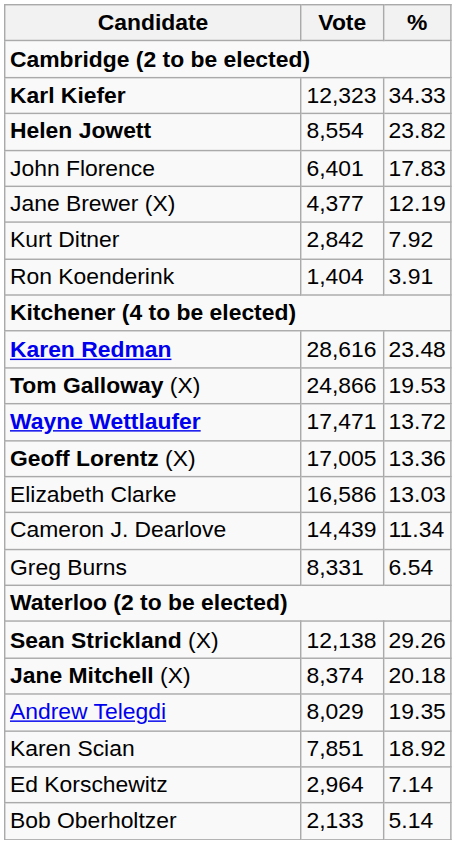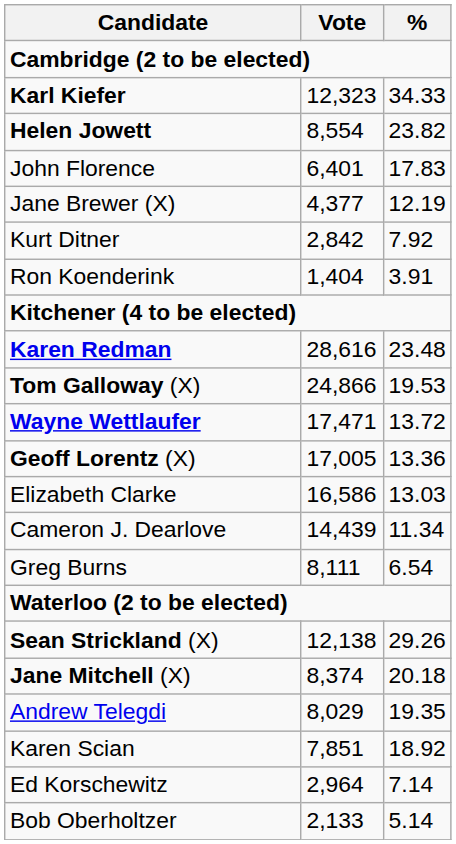(335, 566) 8,331 -> (333, 566) 8,111
